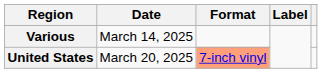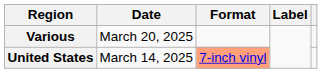(146, 36) March 14, 2025 -> (146, 36) March 20, 2025
(146, 57) March 20, 2025 -> (146, 57) March 14, 2025
